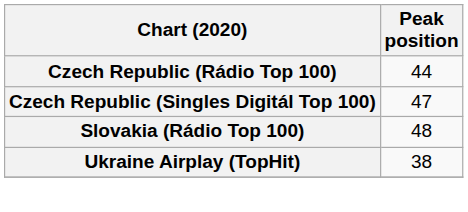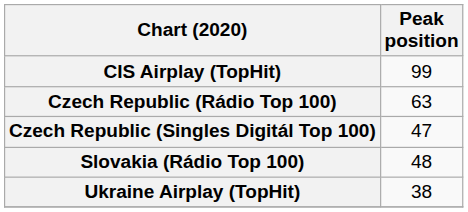+ row: (192, 71)
(422, 71) 44 -> (422, 101) 63
